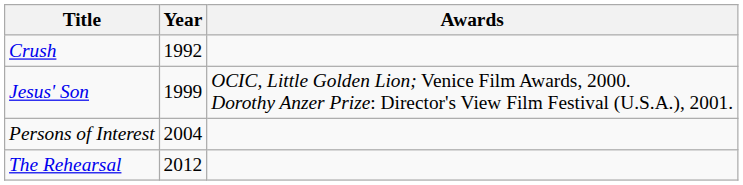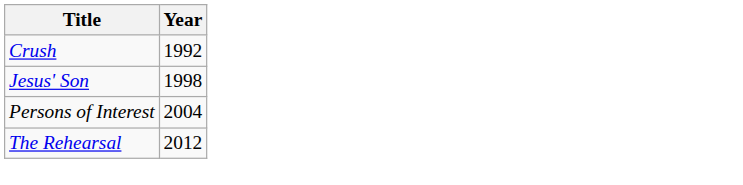- column: (472, 19)
(183, 92) 1999 -> (183, 81) 1998
